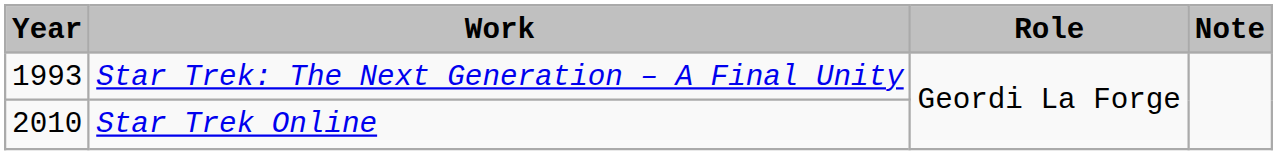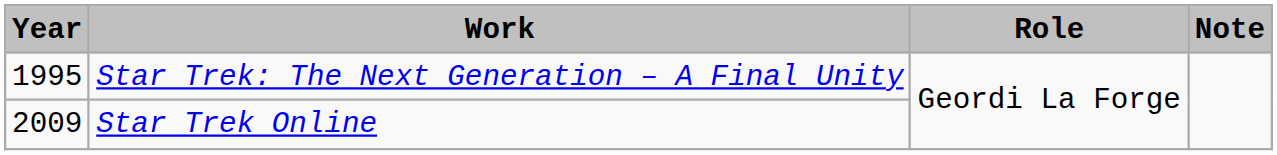(47, 77) 1993 -> (47, 77) 1995
(47, 124) 2010 -> (47, 124) 2009
